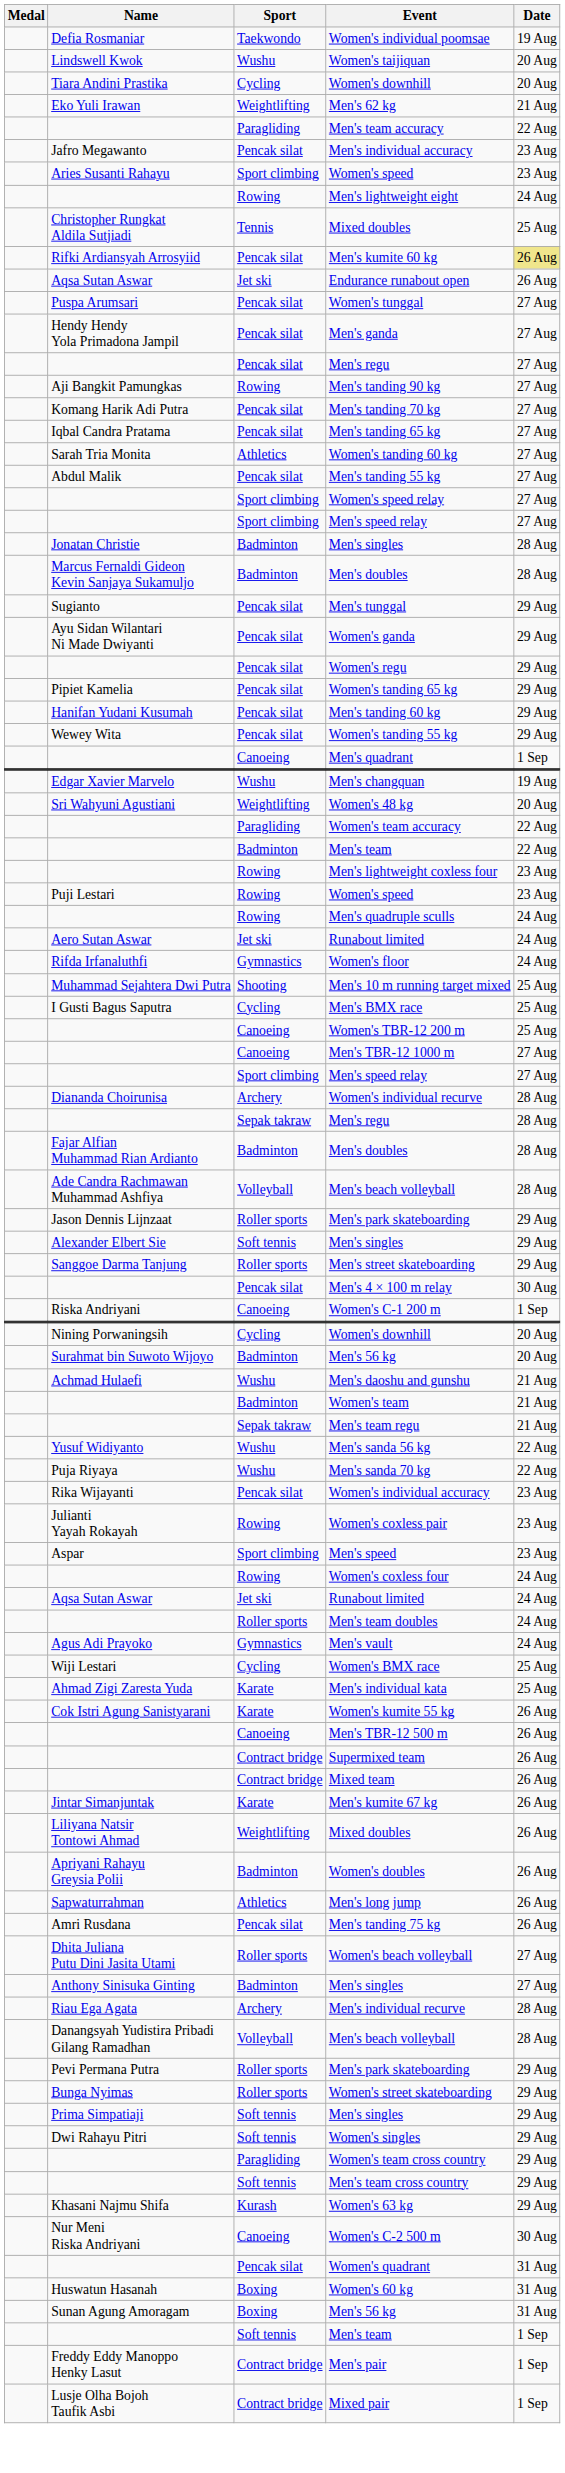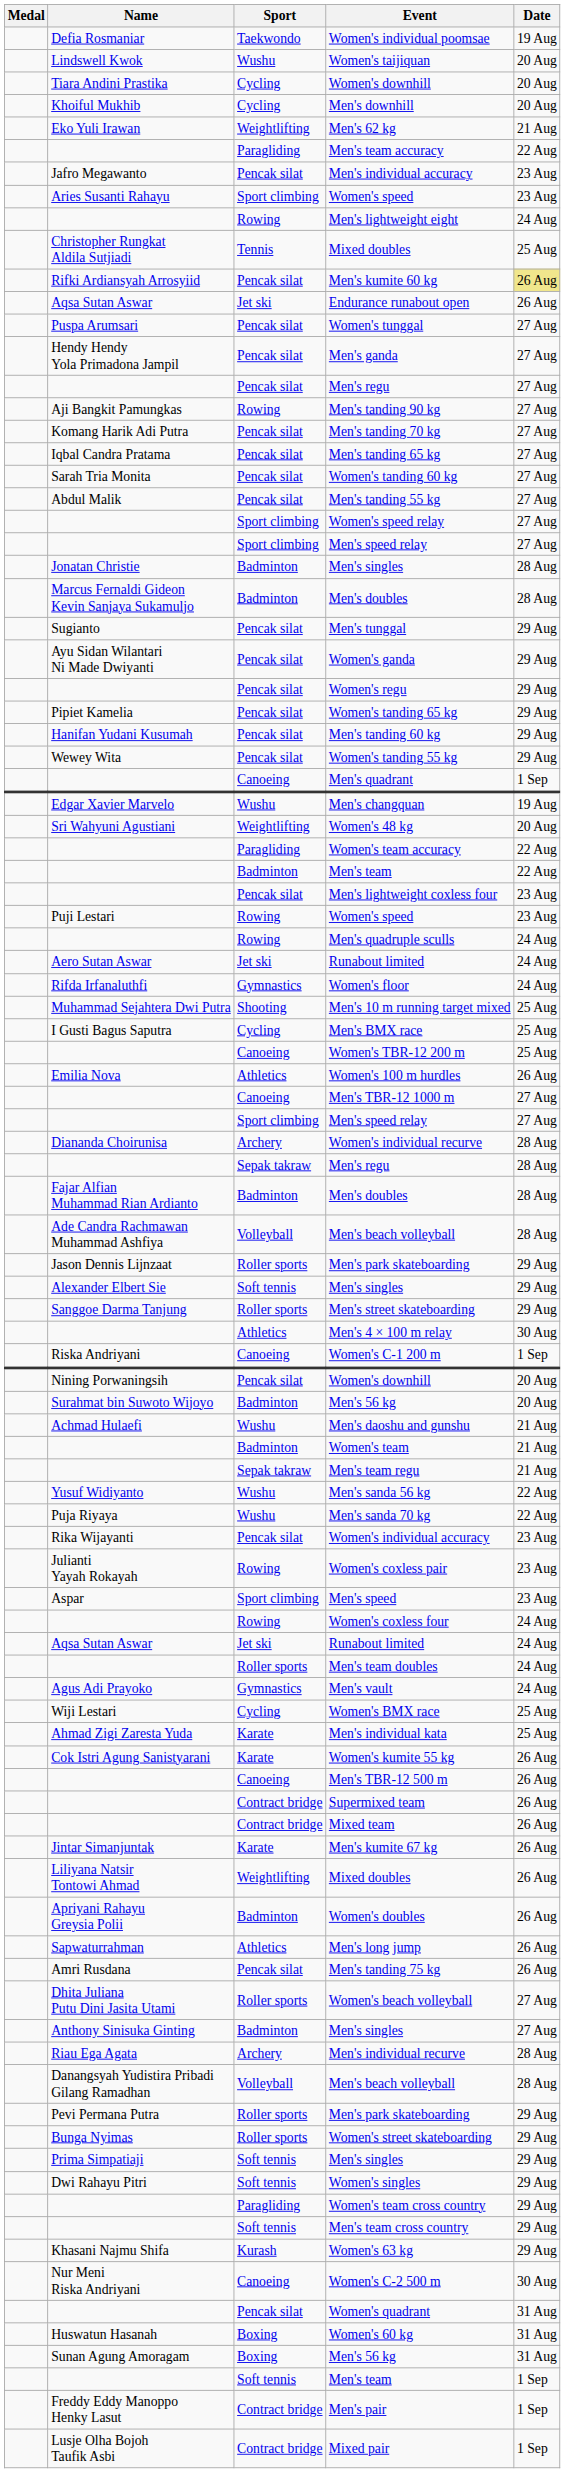+ row: (96, 106)
(262, 454) Athletics -> (270, 476) Pencak silat
(259, 872) Rowing -> (270, 894) Pencak silat
+ row: (86, 1075)
(270, 1287) Pencak silat -> (262, 1333) Athletics
(259, 1334) Cycling -> (270, 1379) Pencak silat
